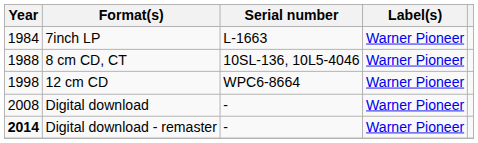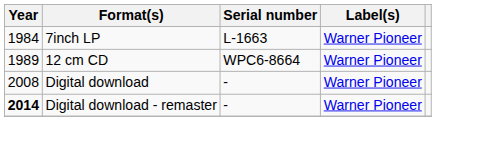- row: (86, 60)
(23, 82) 1998 -> (23, 60) 1989
